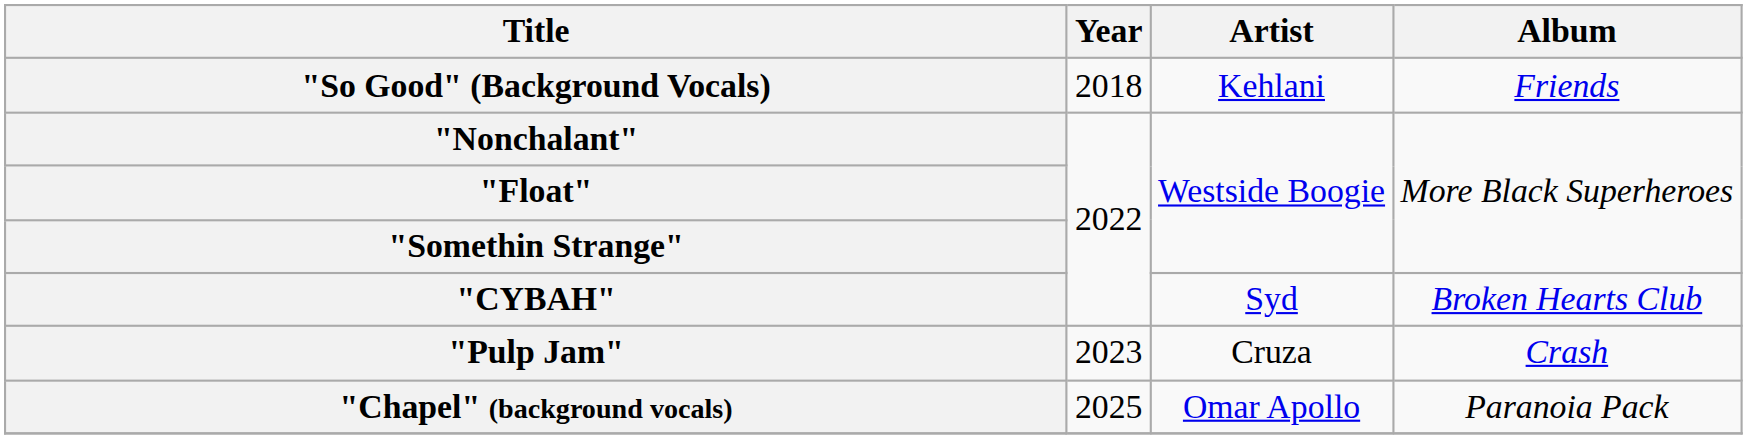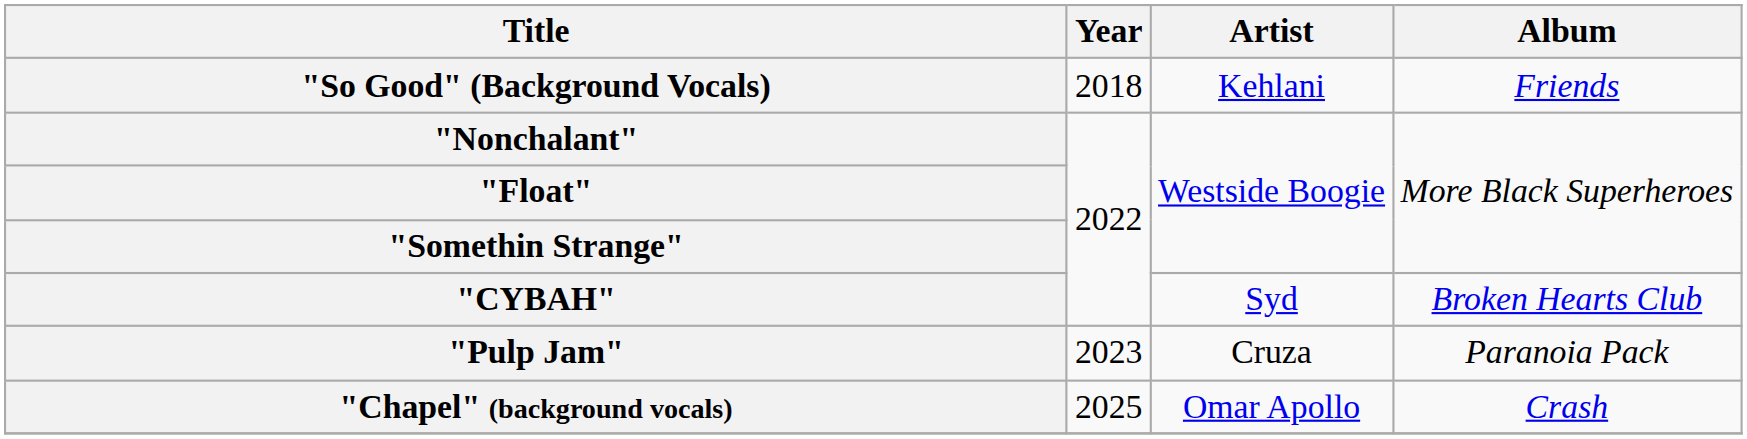(1567, 352) Crash -> (1567, 352) Paranoia Pack
(1567, 406) Paranoia Pack -> (1567, 406) Crash
